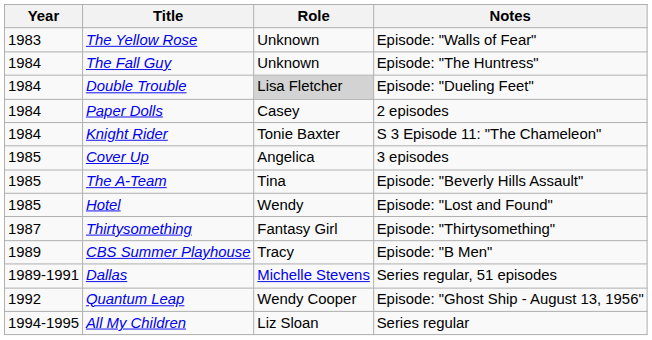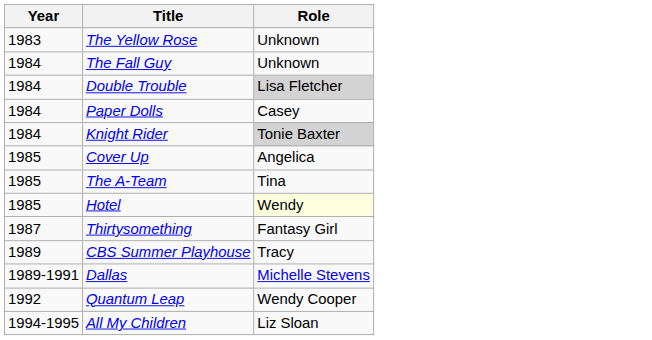- column: (510, 16)
(299, 134) no background -> (299, 134) lightgrey background
(280, 205) no background -> (280, 205) lightyellow background
